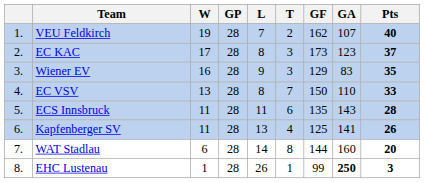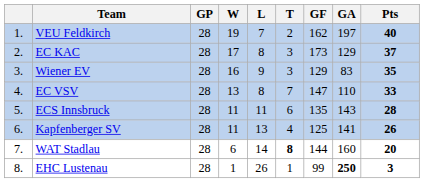columns swapped: (233, 14) <-> (205, 14)
(347, 33) 107 -> (347, 33) 197
(347, 52) 123 -> (347, 52) 129
(318, 91) 150 -> (318, 91) 147
(290, 149) normal -> (290, 149) bold
